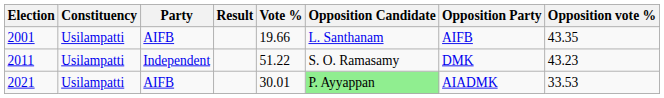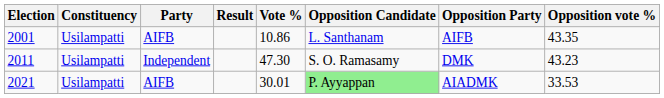(275, 38) 19.66 -> (275, 38) 10.86
(275, 60) 51.22 -> (275, 60) 47.30
